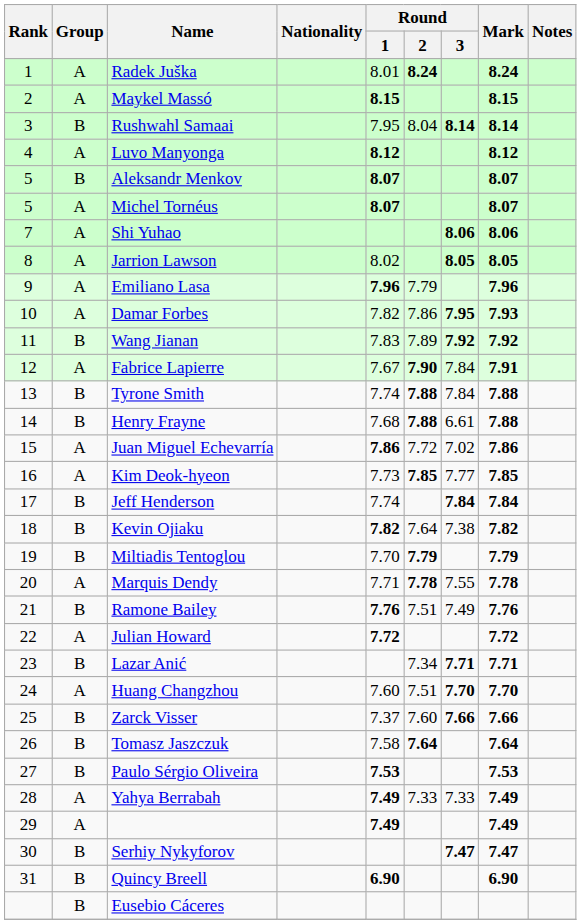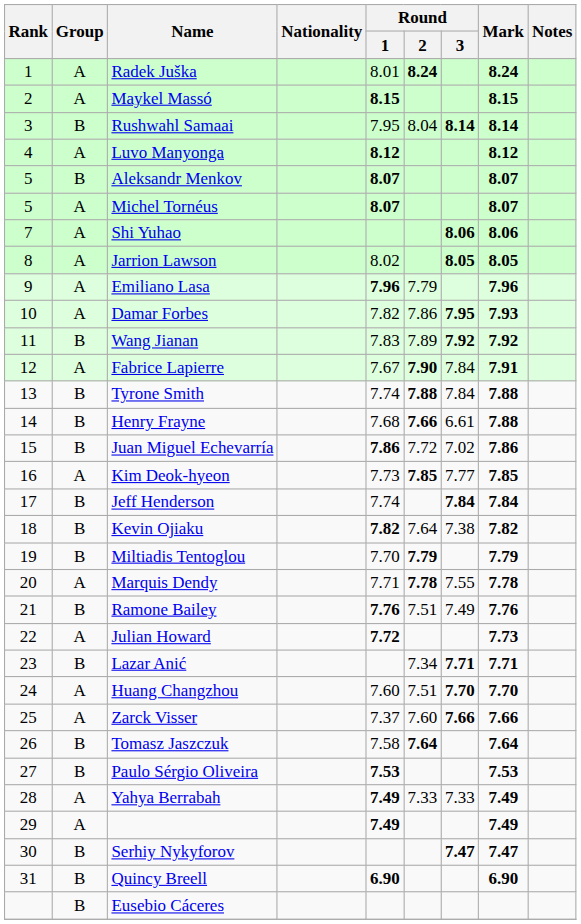(422, 421) 7.88 -> (422, 421) 7.66
(80, 448) A -> (80, 448) B
(503, 636) 7.72 -> (503, 636) 7.73
(80, 717) B -> (80, 717) A
